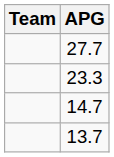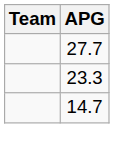- row: (85, 136)
